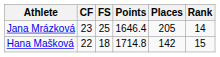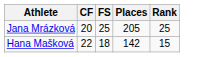- column: (131, 13)
(86, 29) 23 -> (86, 29) 20
(200, 29) 14 -> (164, 29) 25
